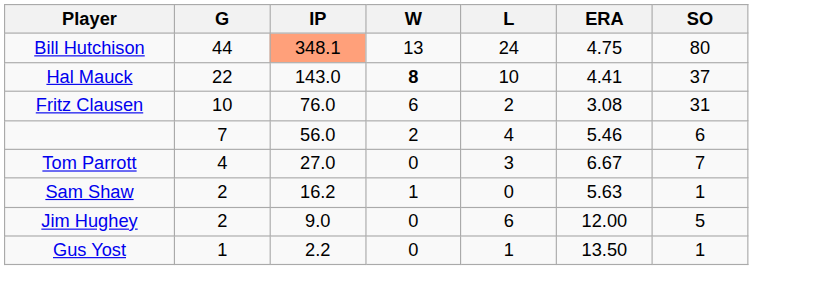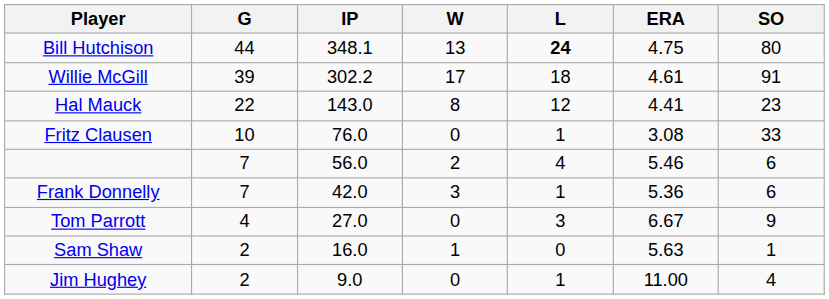(318, 47) lightsalmon background -> (350, 47) no background
(509, 47) normal -> (560, 47) bold
+ row: (98, 76)
(413, 76) bold -> (455, 105) normal
(509, 76) 10 -> (560, 105) 12
(700, 76) 37 -> (771, 105) 23
(413, 105) 6 -> (455, 134) 0
(509, 105) 2 -> (560, 134) 1
(700, 105) 31 -> (771, 134) 33
+ row: (98, 192)
(700, 163) 7 -> (771, 221) 9
(318, 192) 16.2 -> (350, 250) 16.0
(509, 221) 6 -> (560, 279) 1
(604, 221) 12.00 -> (666, 279) 11.00
(700, 221) 5 -> (771, 279) 4
- row: (90, 250)
